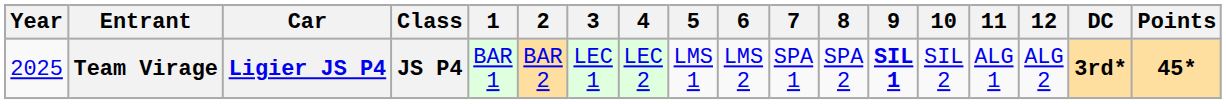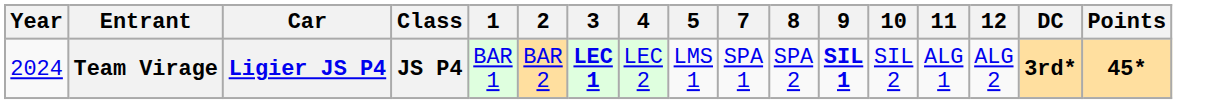- column: (743, 22)
(37, 69) 2025 -> (37, 69) 2024
(593, 69) normal -> (593, 69) bold
